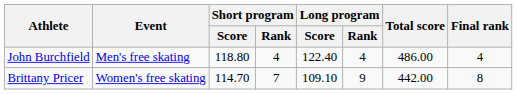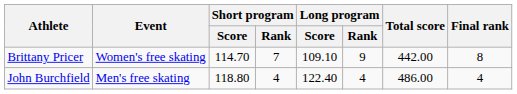rows swapped: (49, 57) <-> (45, 78)
